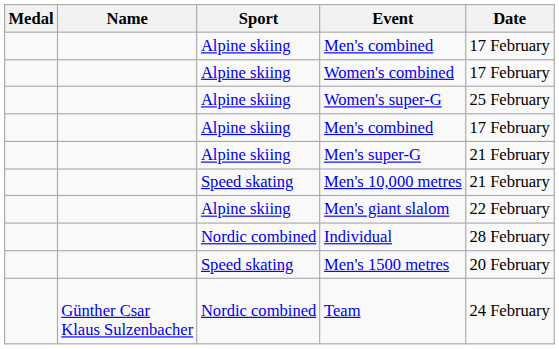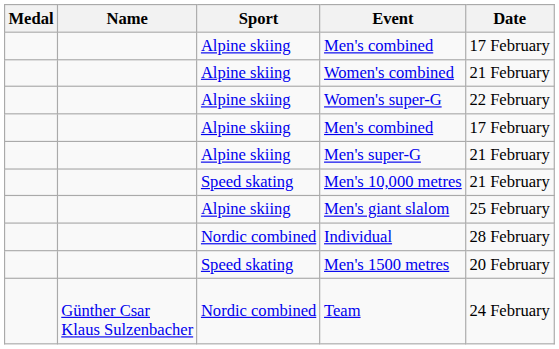(510, 73) 17 February -> (510, 73) 21 February
(510, 100) 25 February -> (510, 100) 22 February
(510, 209) 22 February -> (510, 209) 25 February
